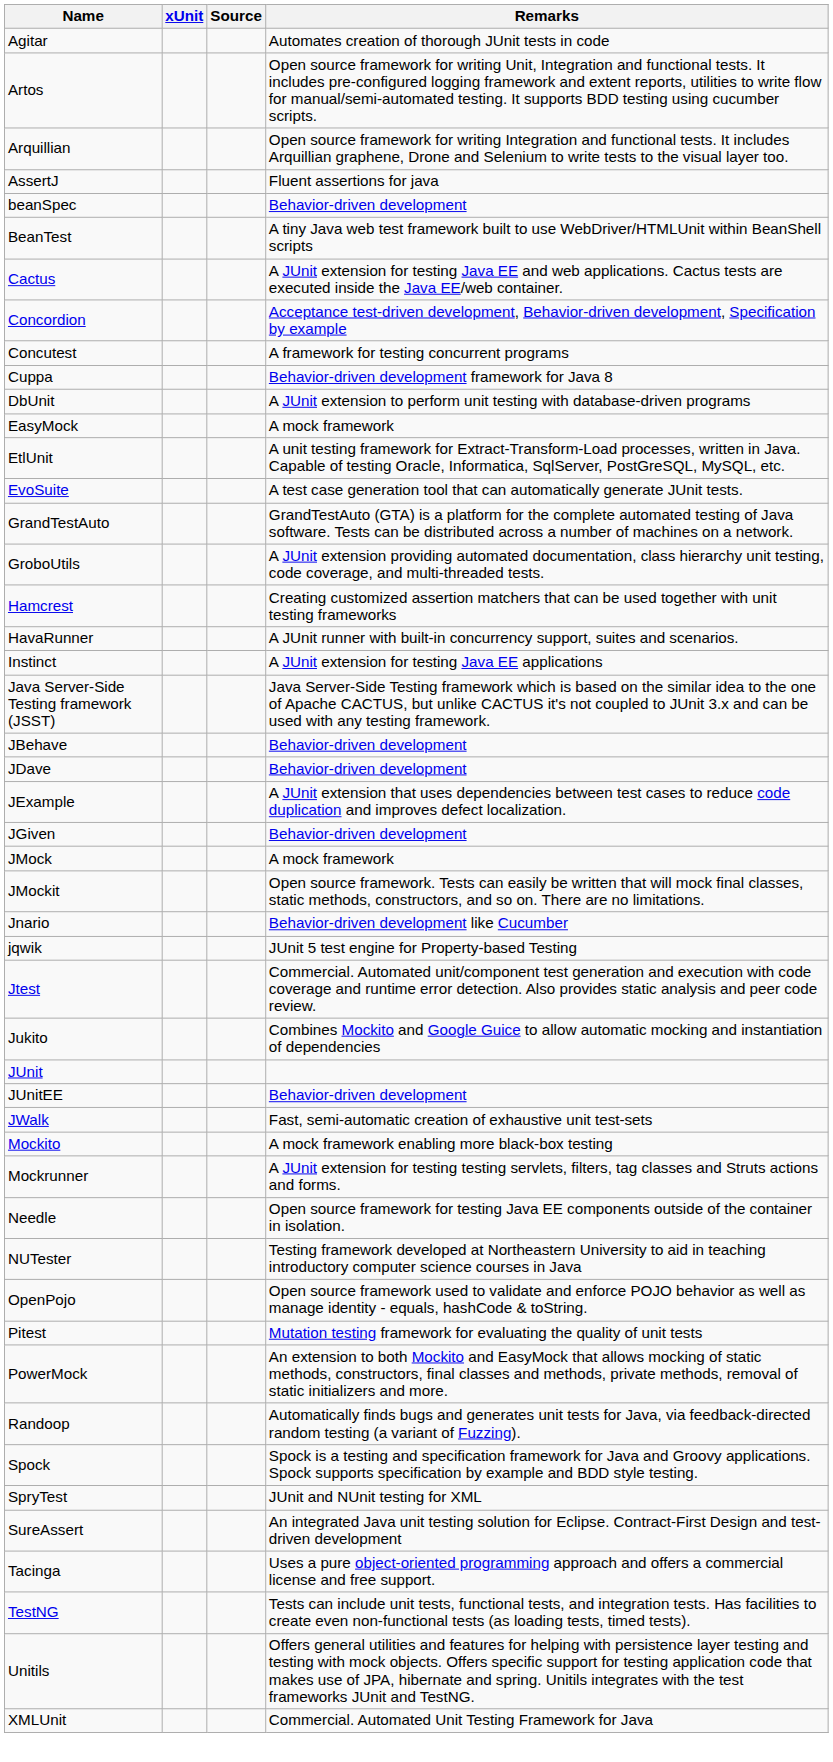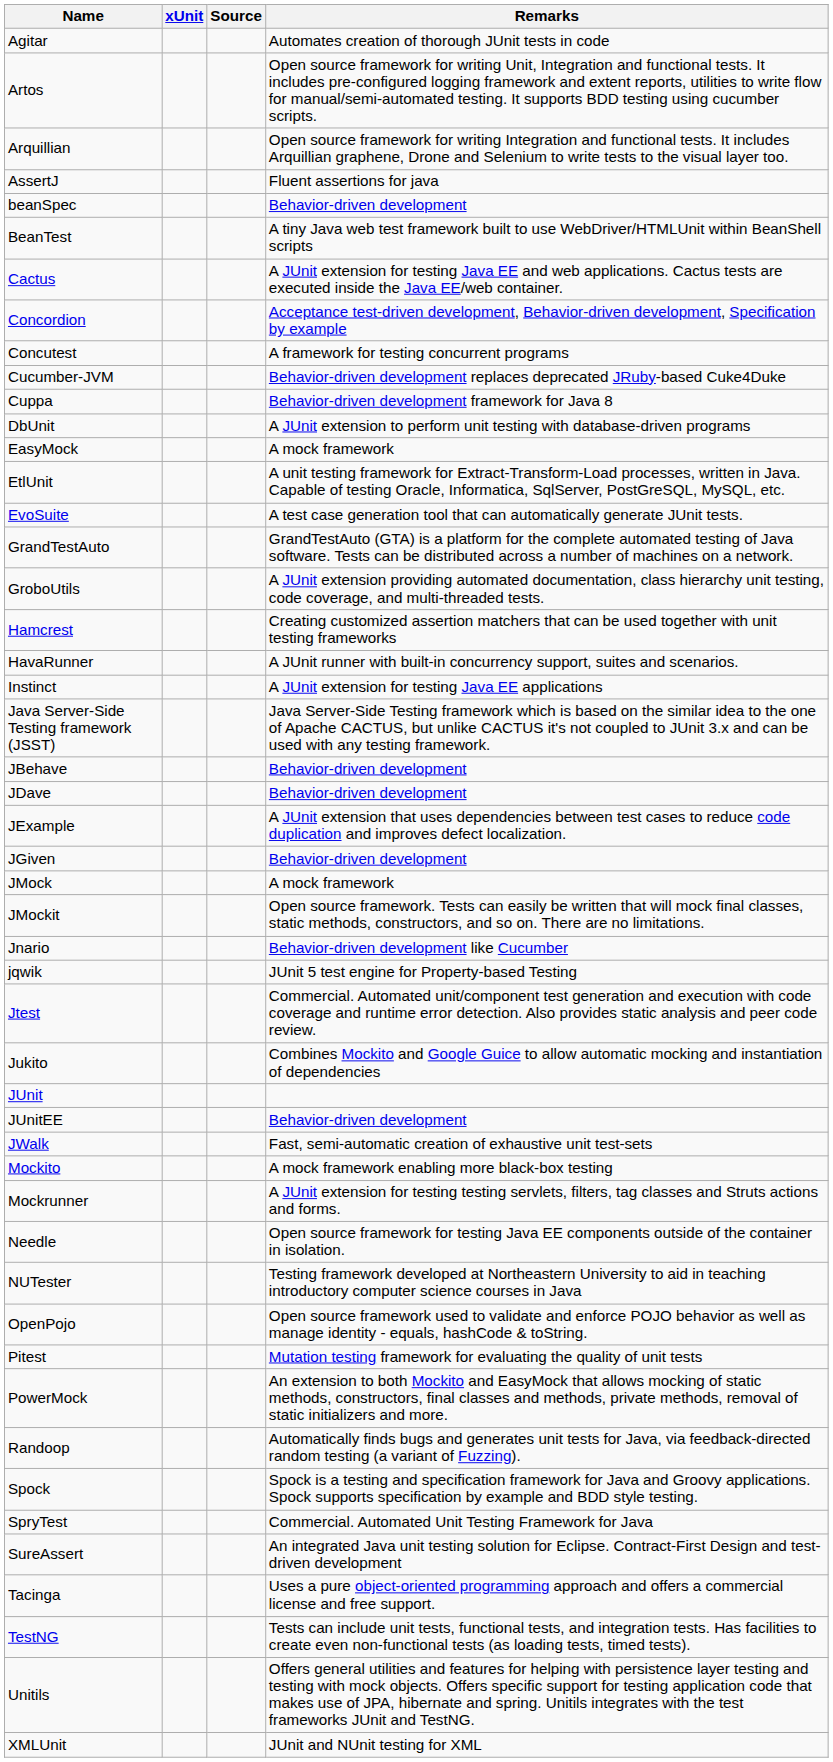+ row: (61, 377)
(375, 1497) JUnit and NUnit testing for XML -> (461, 1521) Commercial. Automated Unit Testing Framework for Java
(461, 1720) Commercial. Automated Unit Testing Framework for Java -> (375, 1744) JUnit and NUnit testing for XML
